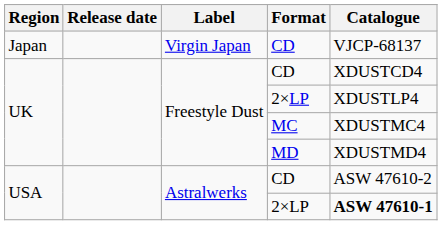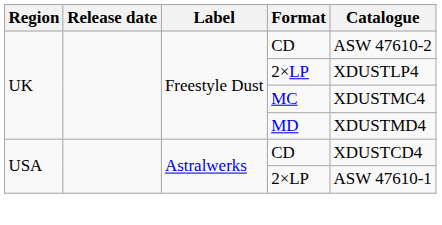- row: (28, 44)
(378, 71) XDUSTCD4 -> (383, 44) ASW 47610-2
(383, 179) ASW 47610-2 -> (378, 152) XDUSTCD4
(383, 206) bold -> (383, 179) normal
